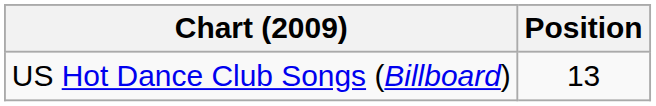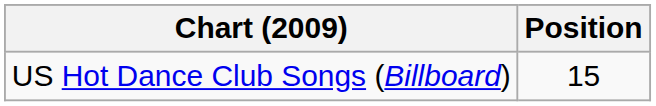(584, 75) 13 -> (584, 75) 15
